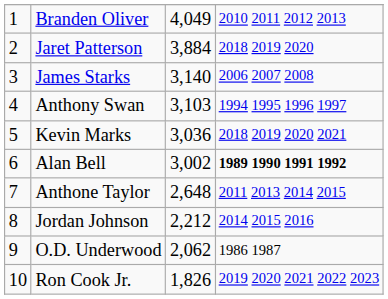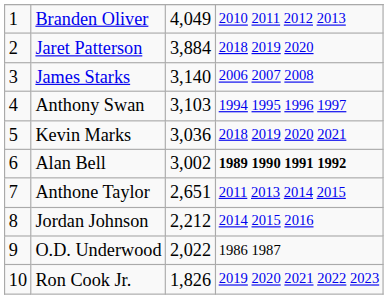(190, 192) 2,648 -> (190, 192) 2,651
(190, 250) 2,062 -> (190, 250) 2,022
